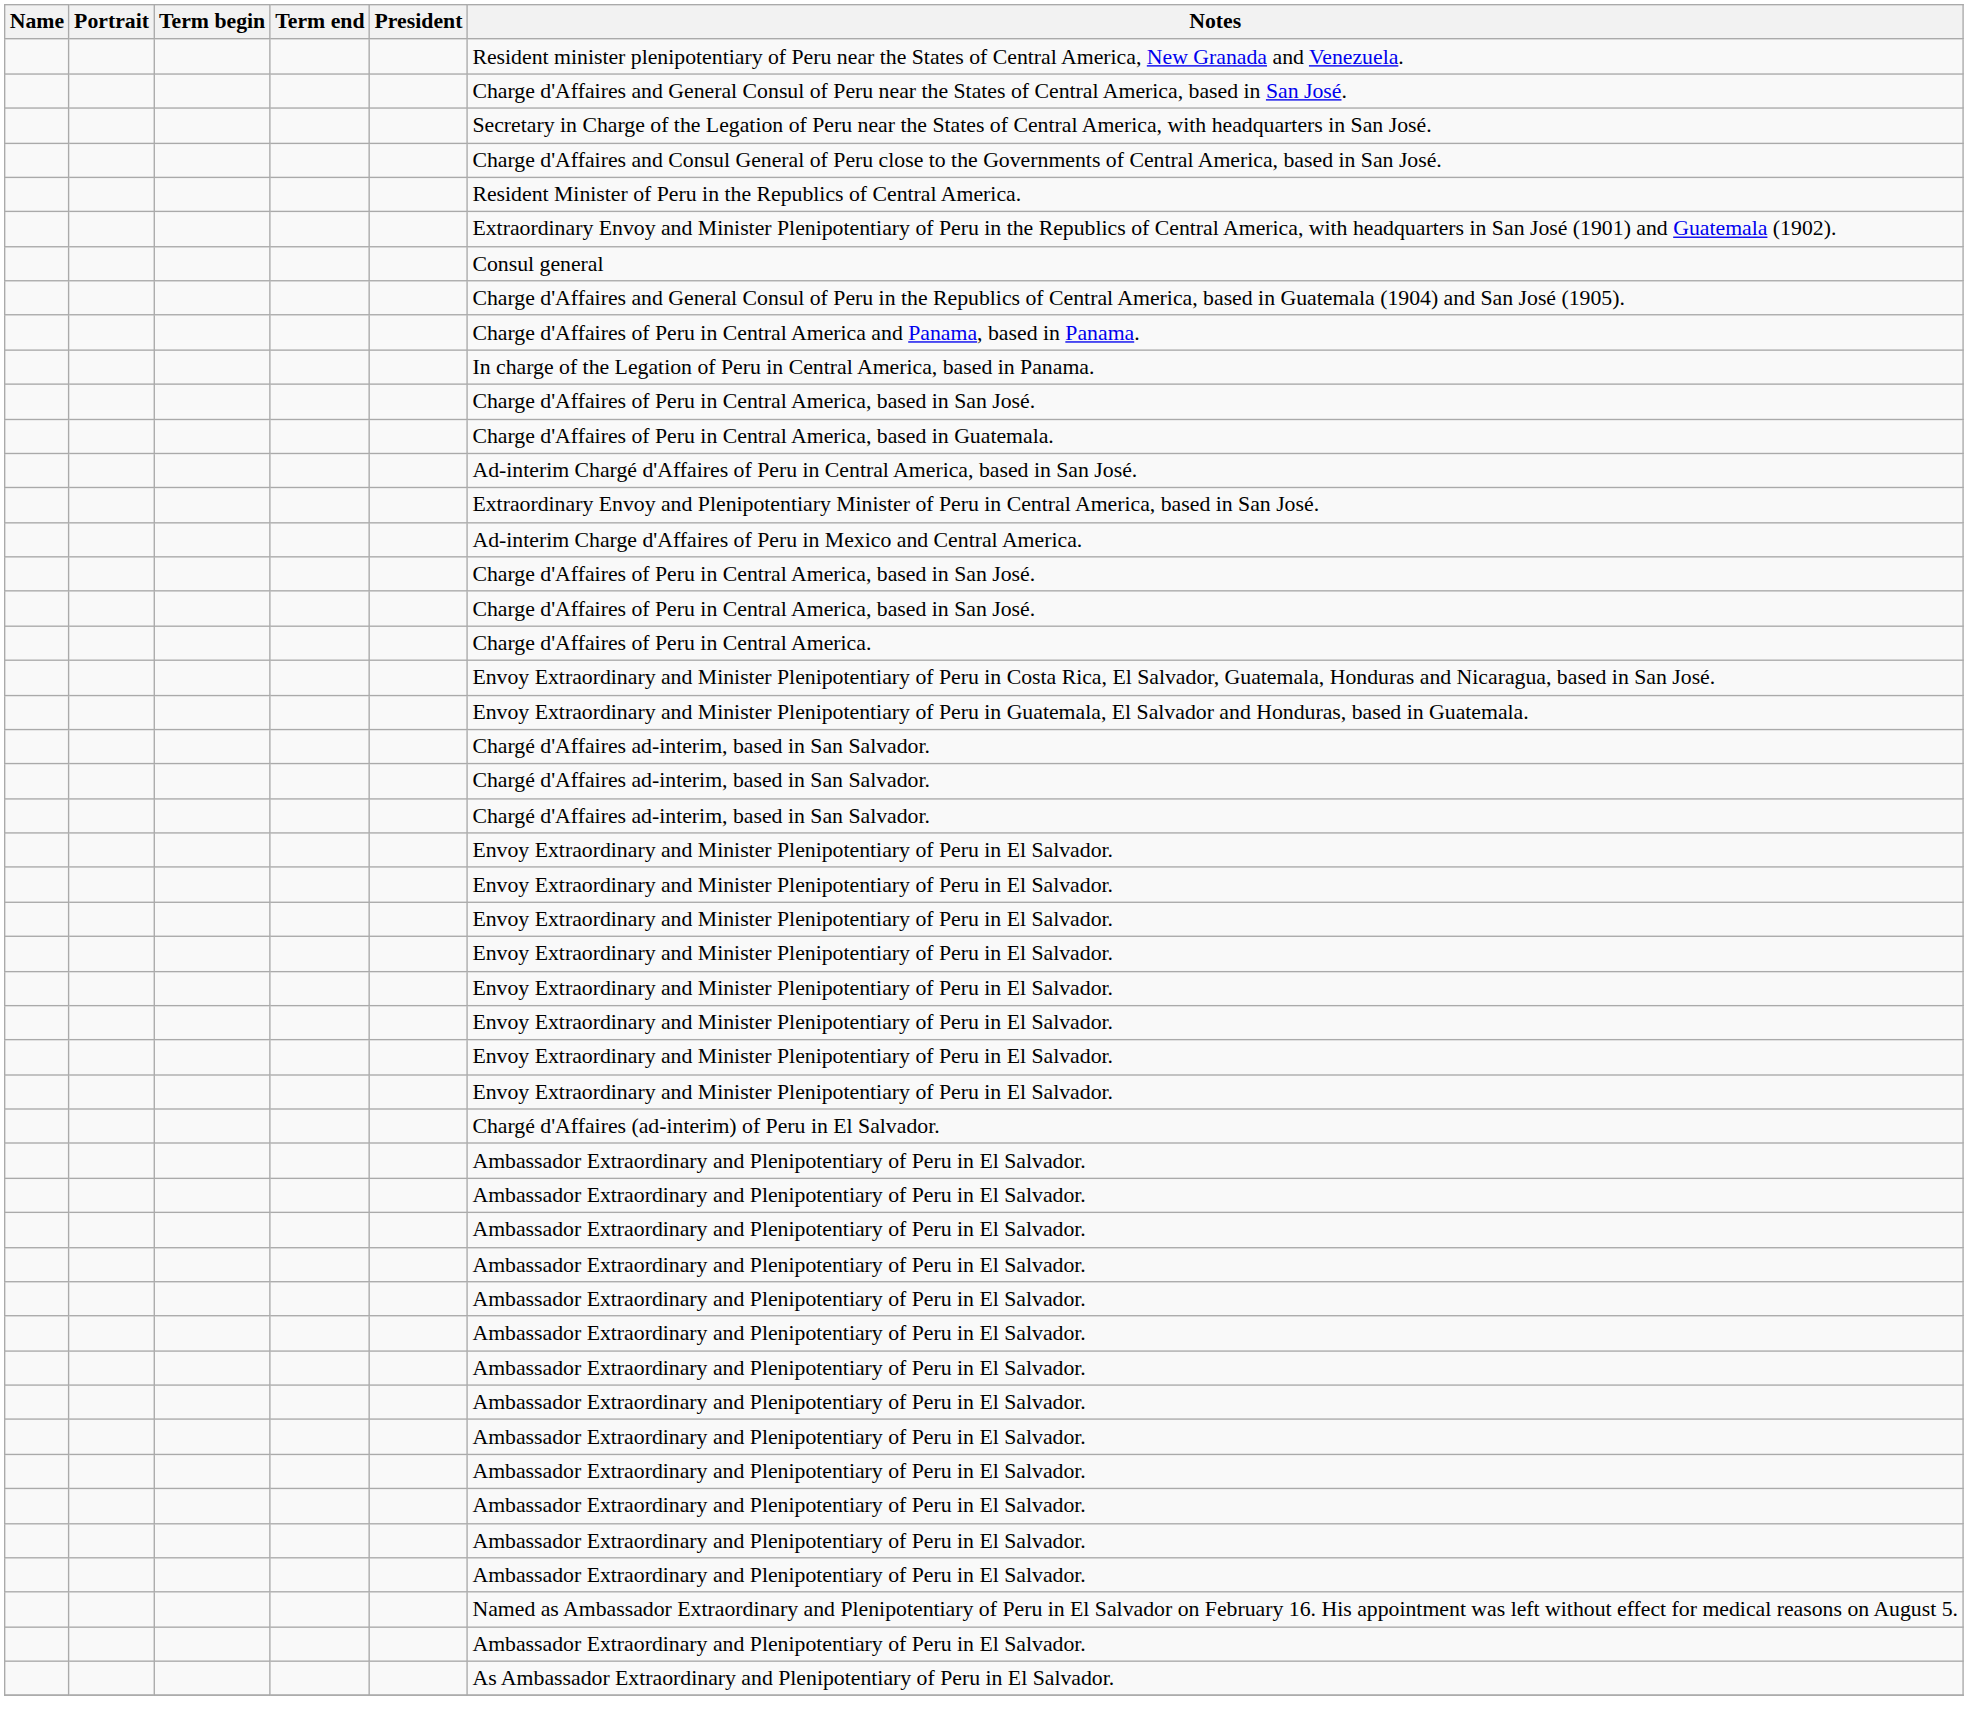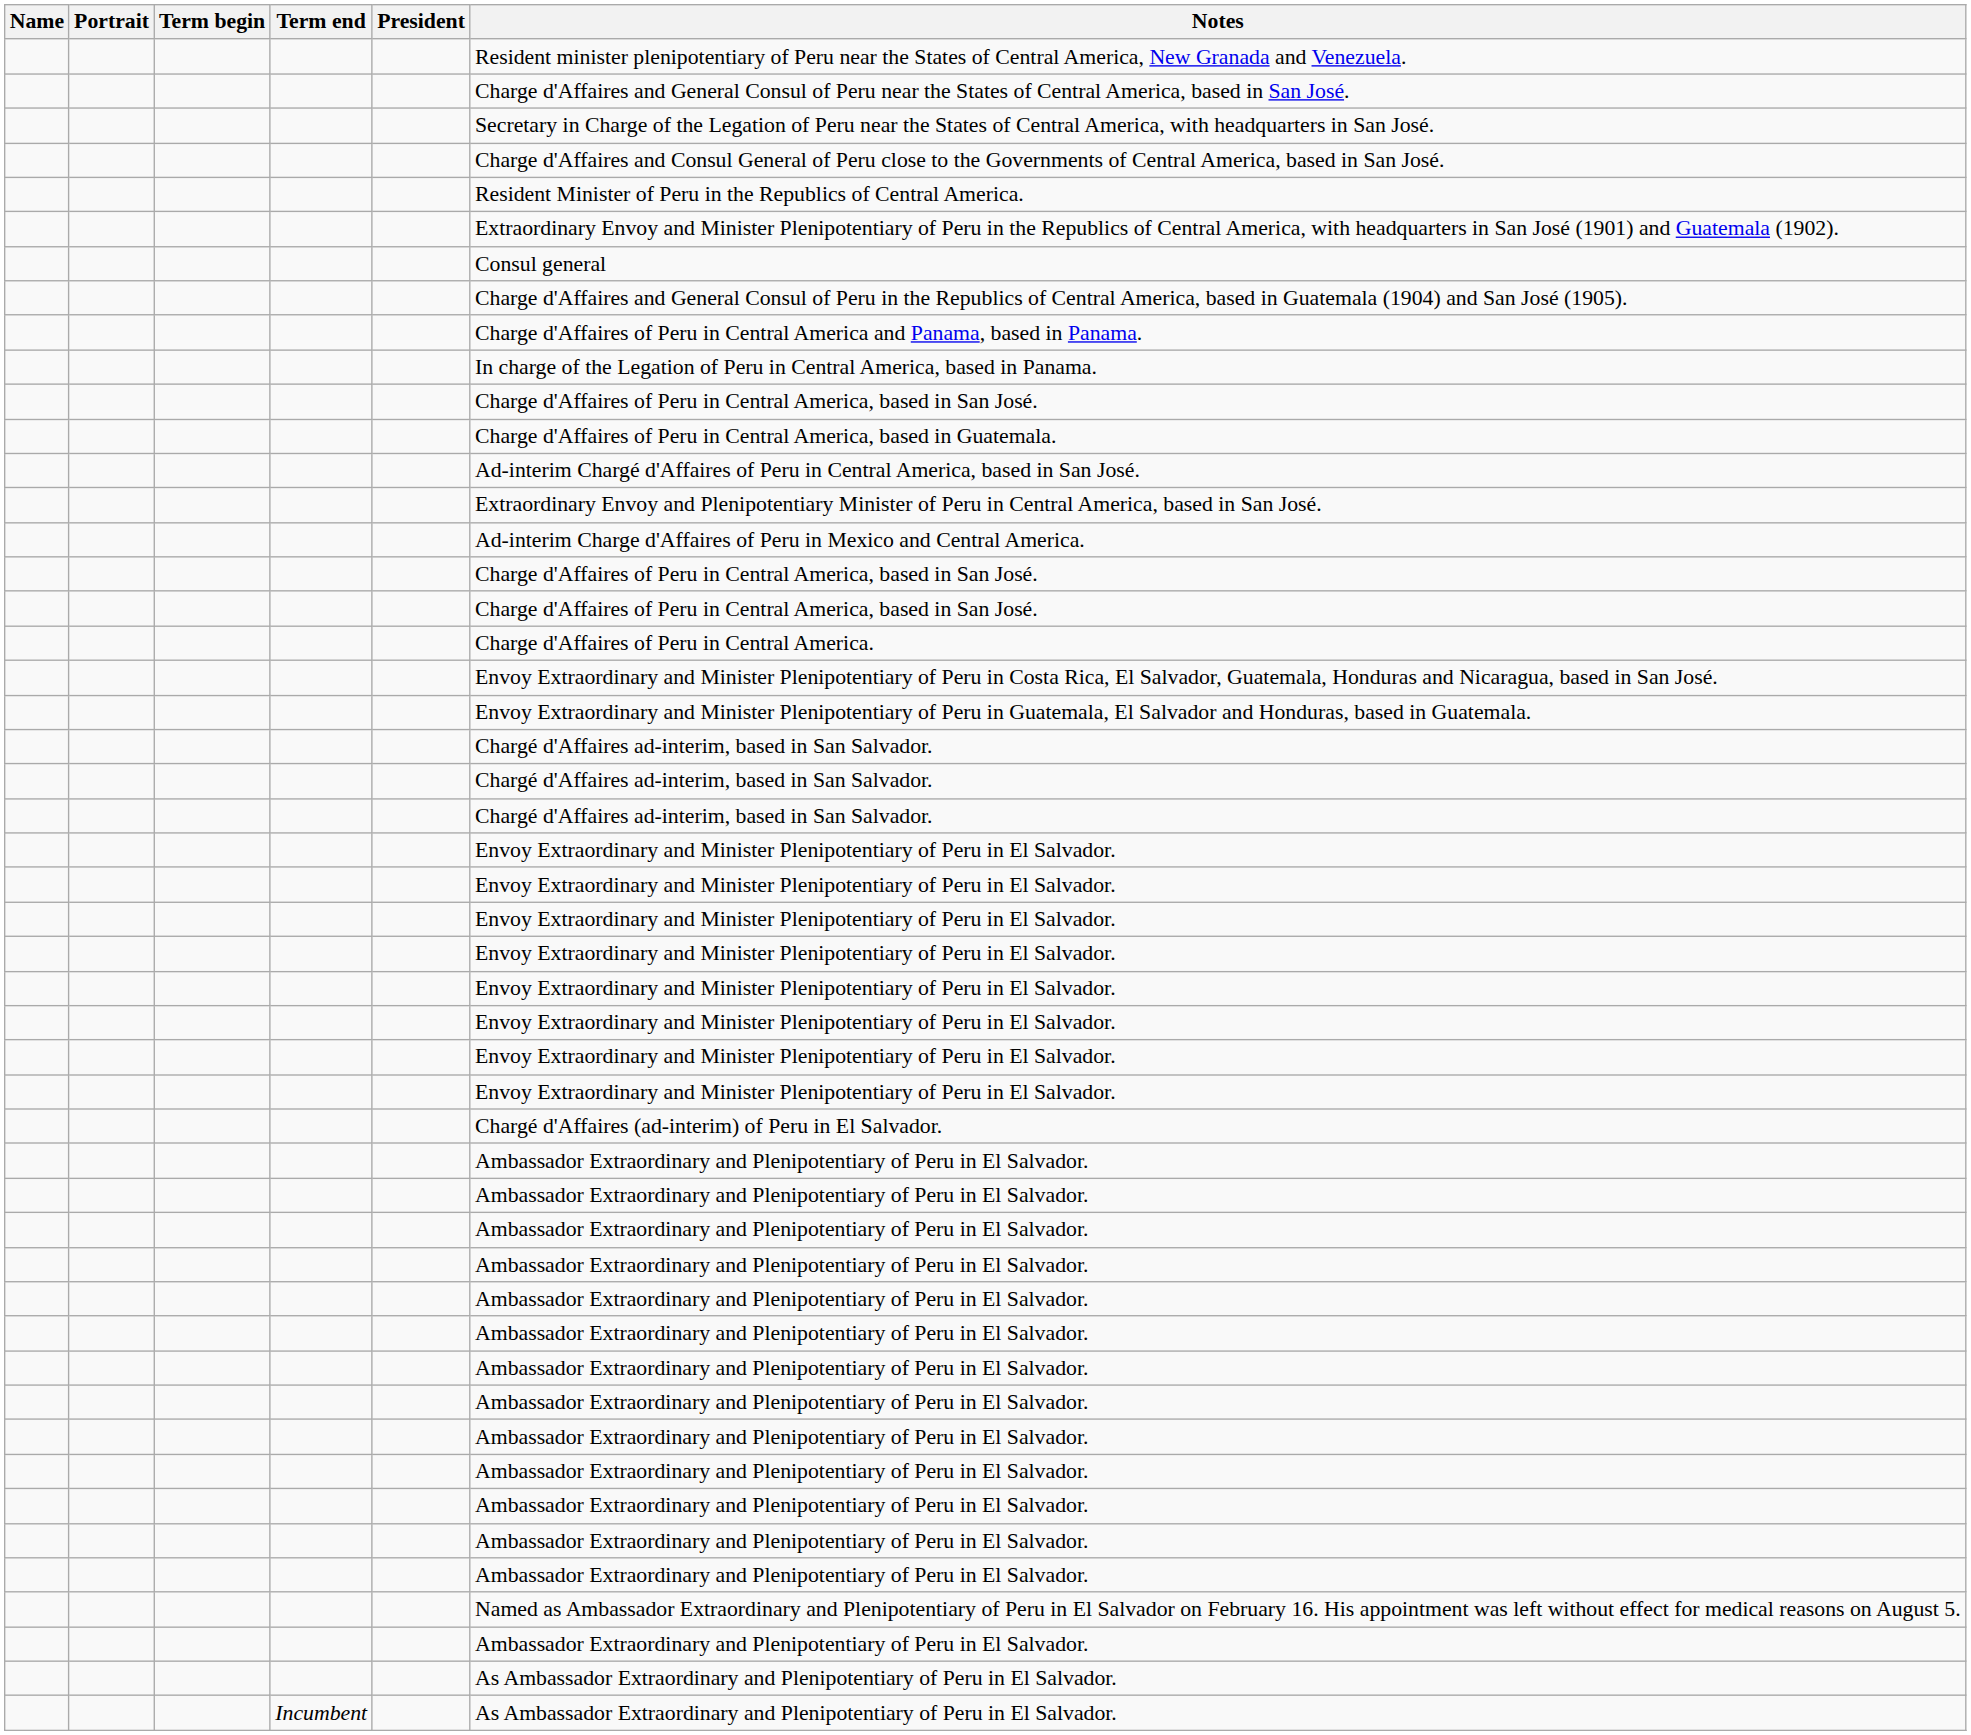+ row: (37, 1713)
